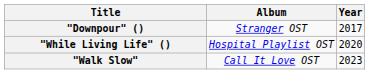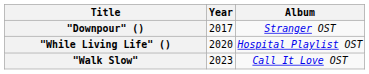columns swapped: (351, 12) <-> (271, 12)
